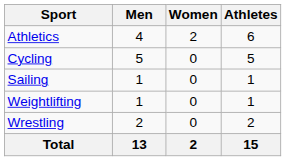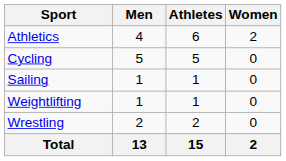columns swapped: (193, 15) <-> (251, 15)
